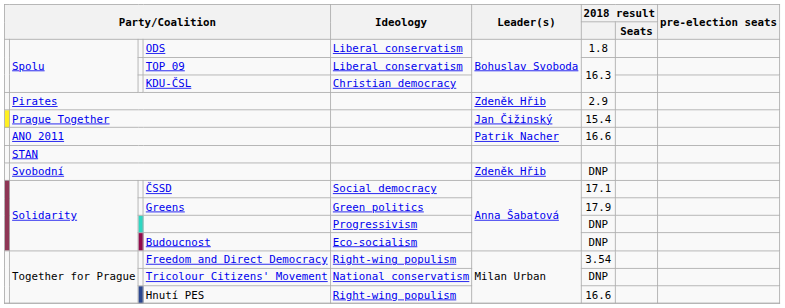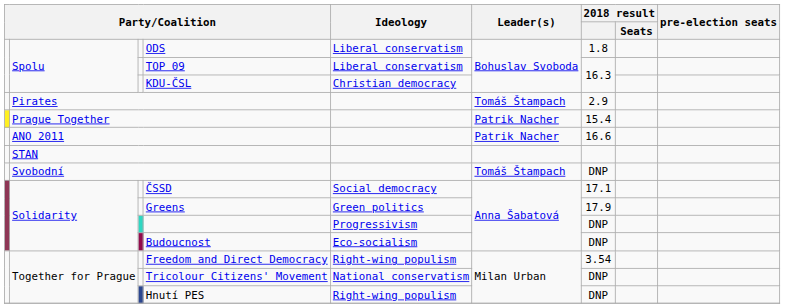(510, 101) Zdeněk Hřib -> (520, 101) Tomáš Štampach
(513, 119) Jan Čižinský -> (517, 119) Patrik Nacher
(510, 171) Zdeněk Hřib -> (520, 171) Tomáš Štampach
(598, 295) 16.6 -> (598, 295) DNP
